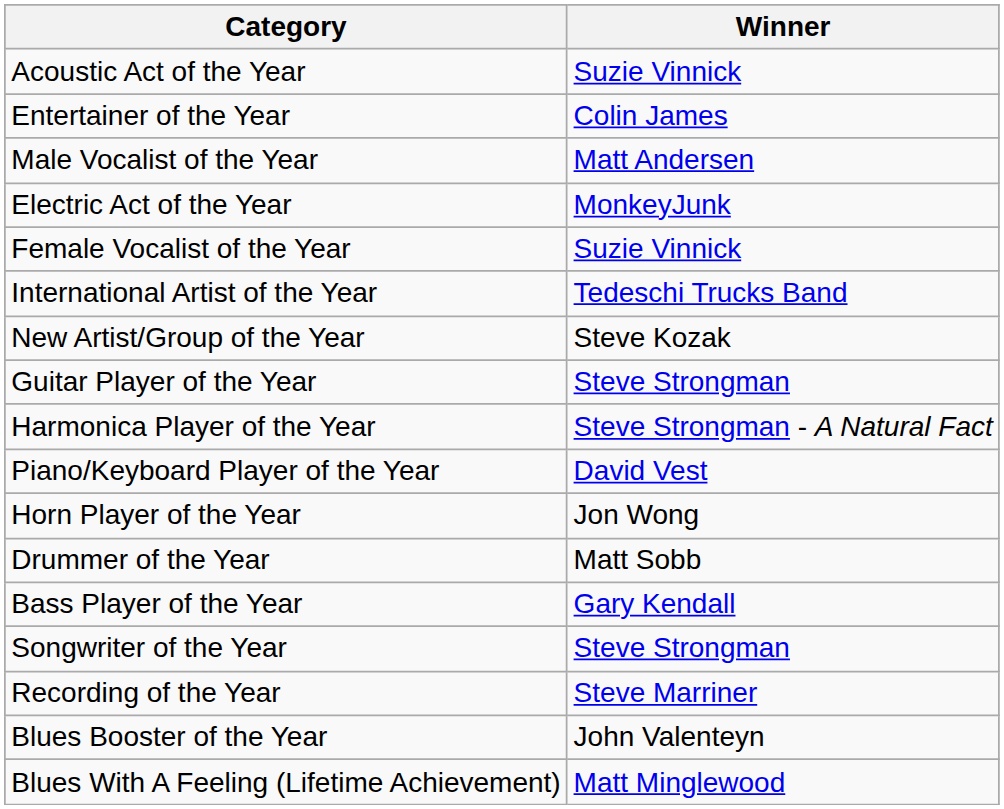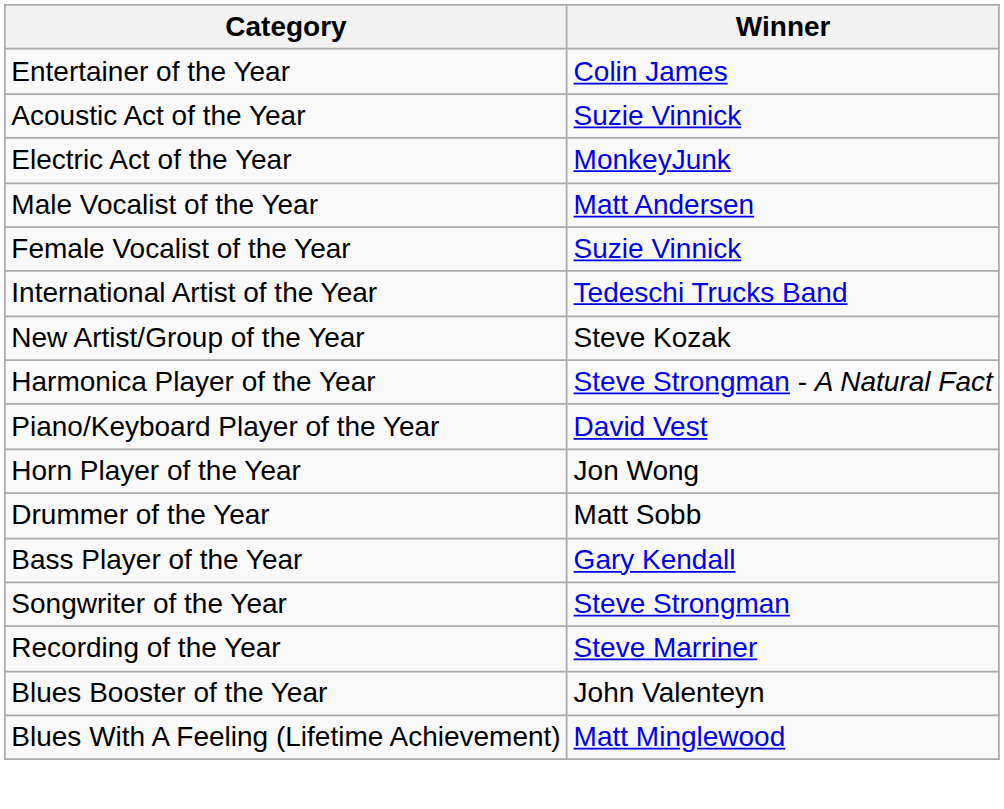rows swapped: (151, 115) <-> (158, 71)
rows swapped: (151, 204) <-> (165, 159)
- row: (164, 381)
